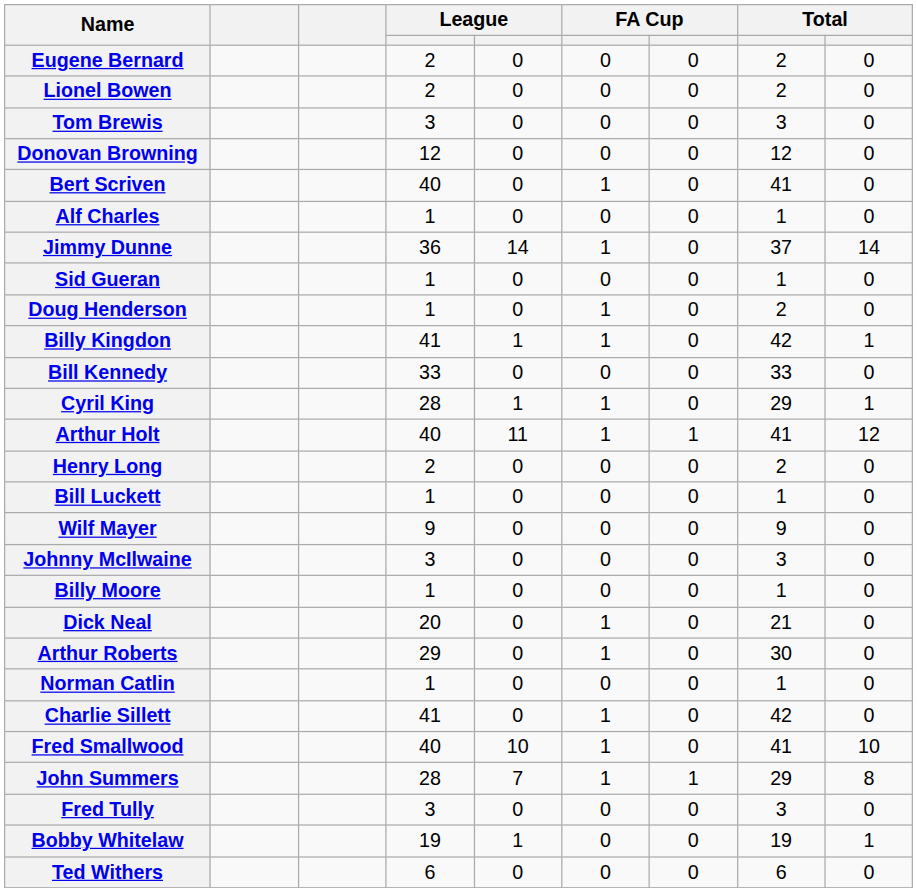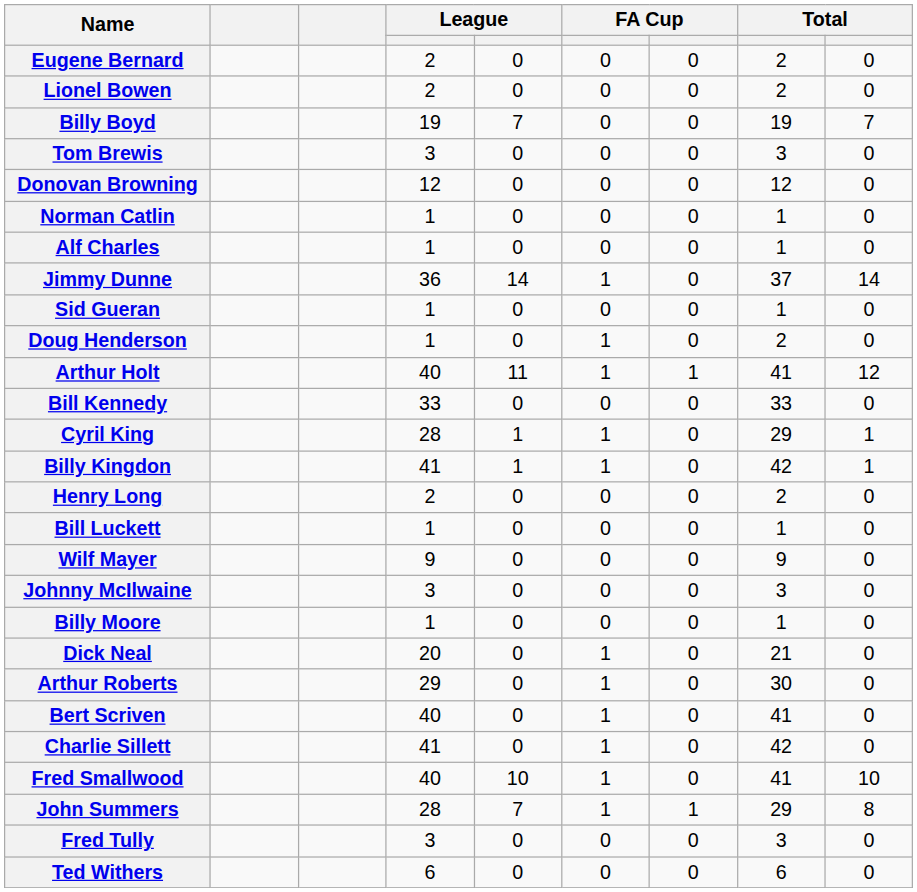+ row: (108, 122)
rows swapped: (108, 684) <-> (108, 185)
rows swapped: (108, 434) <-> (108, 341)
- row: (108, 840)
